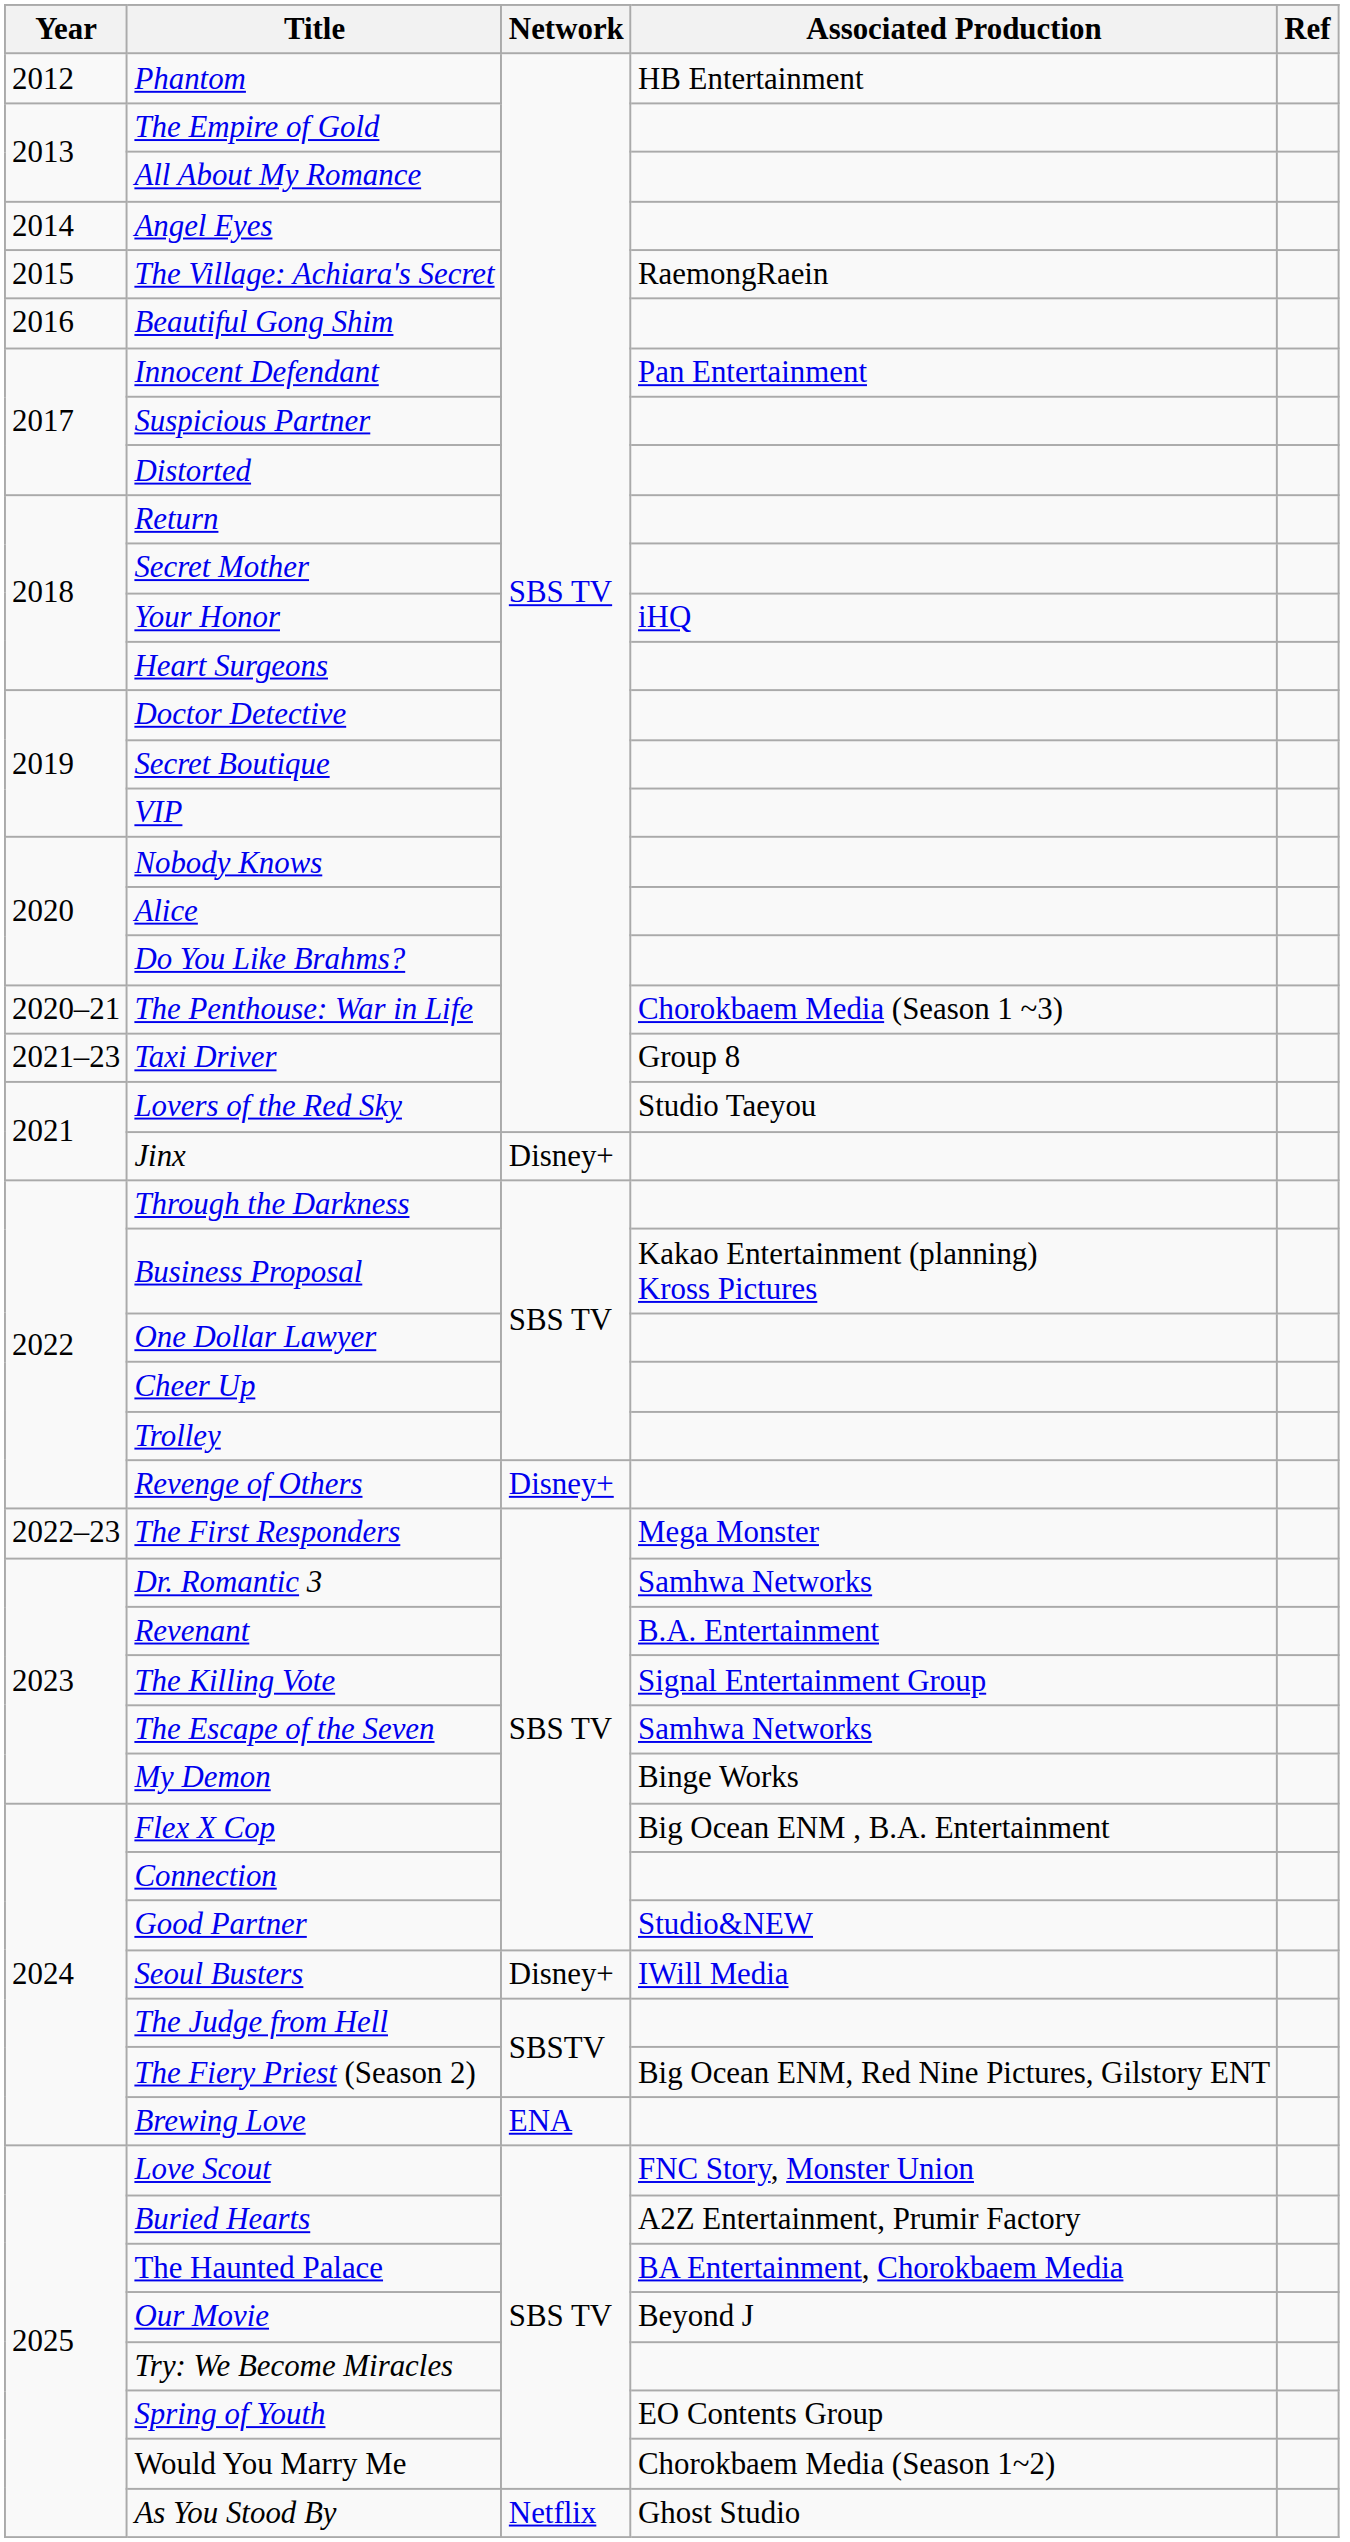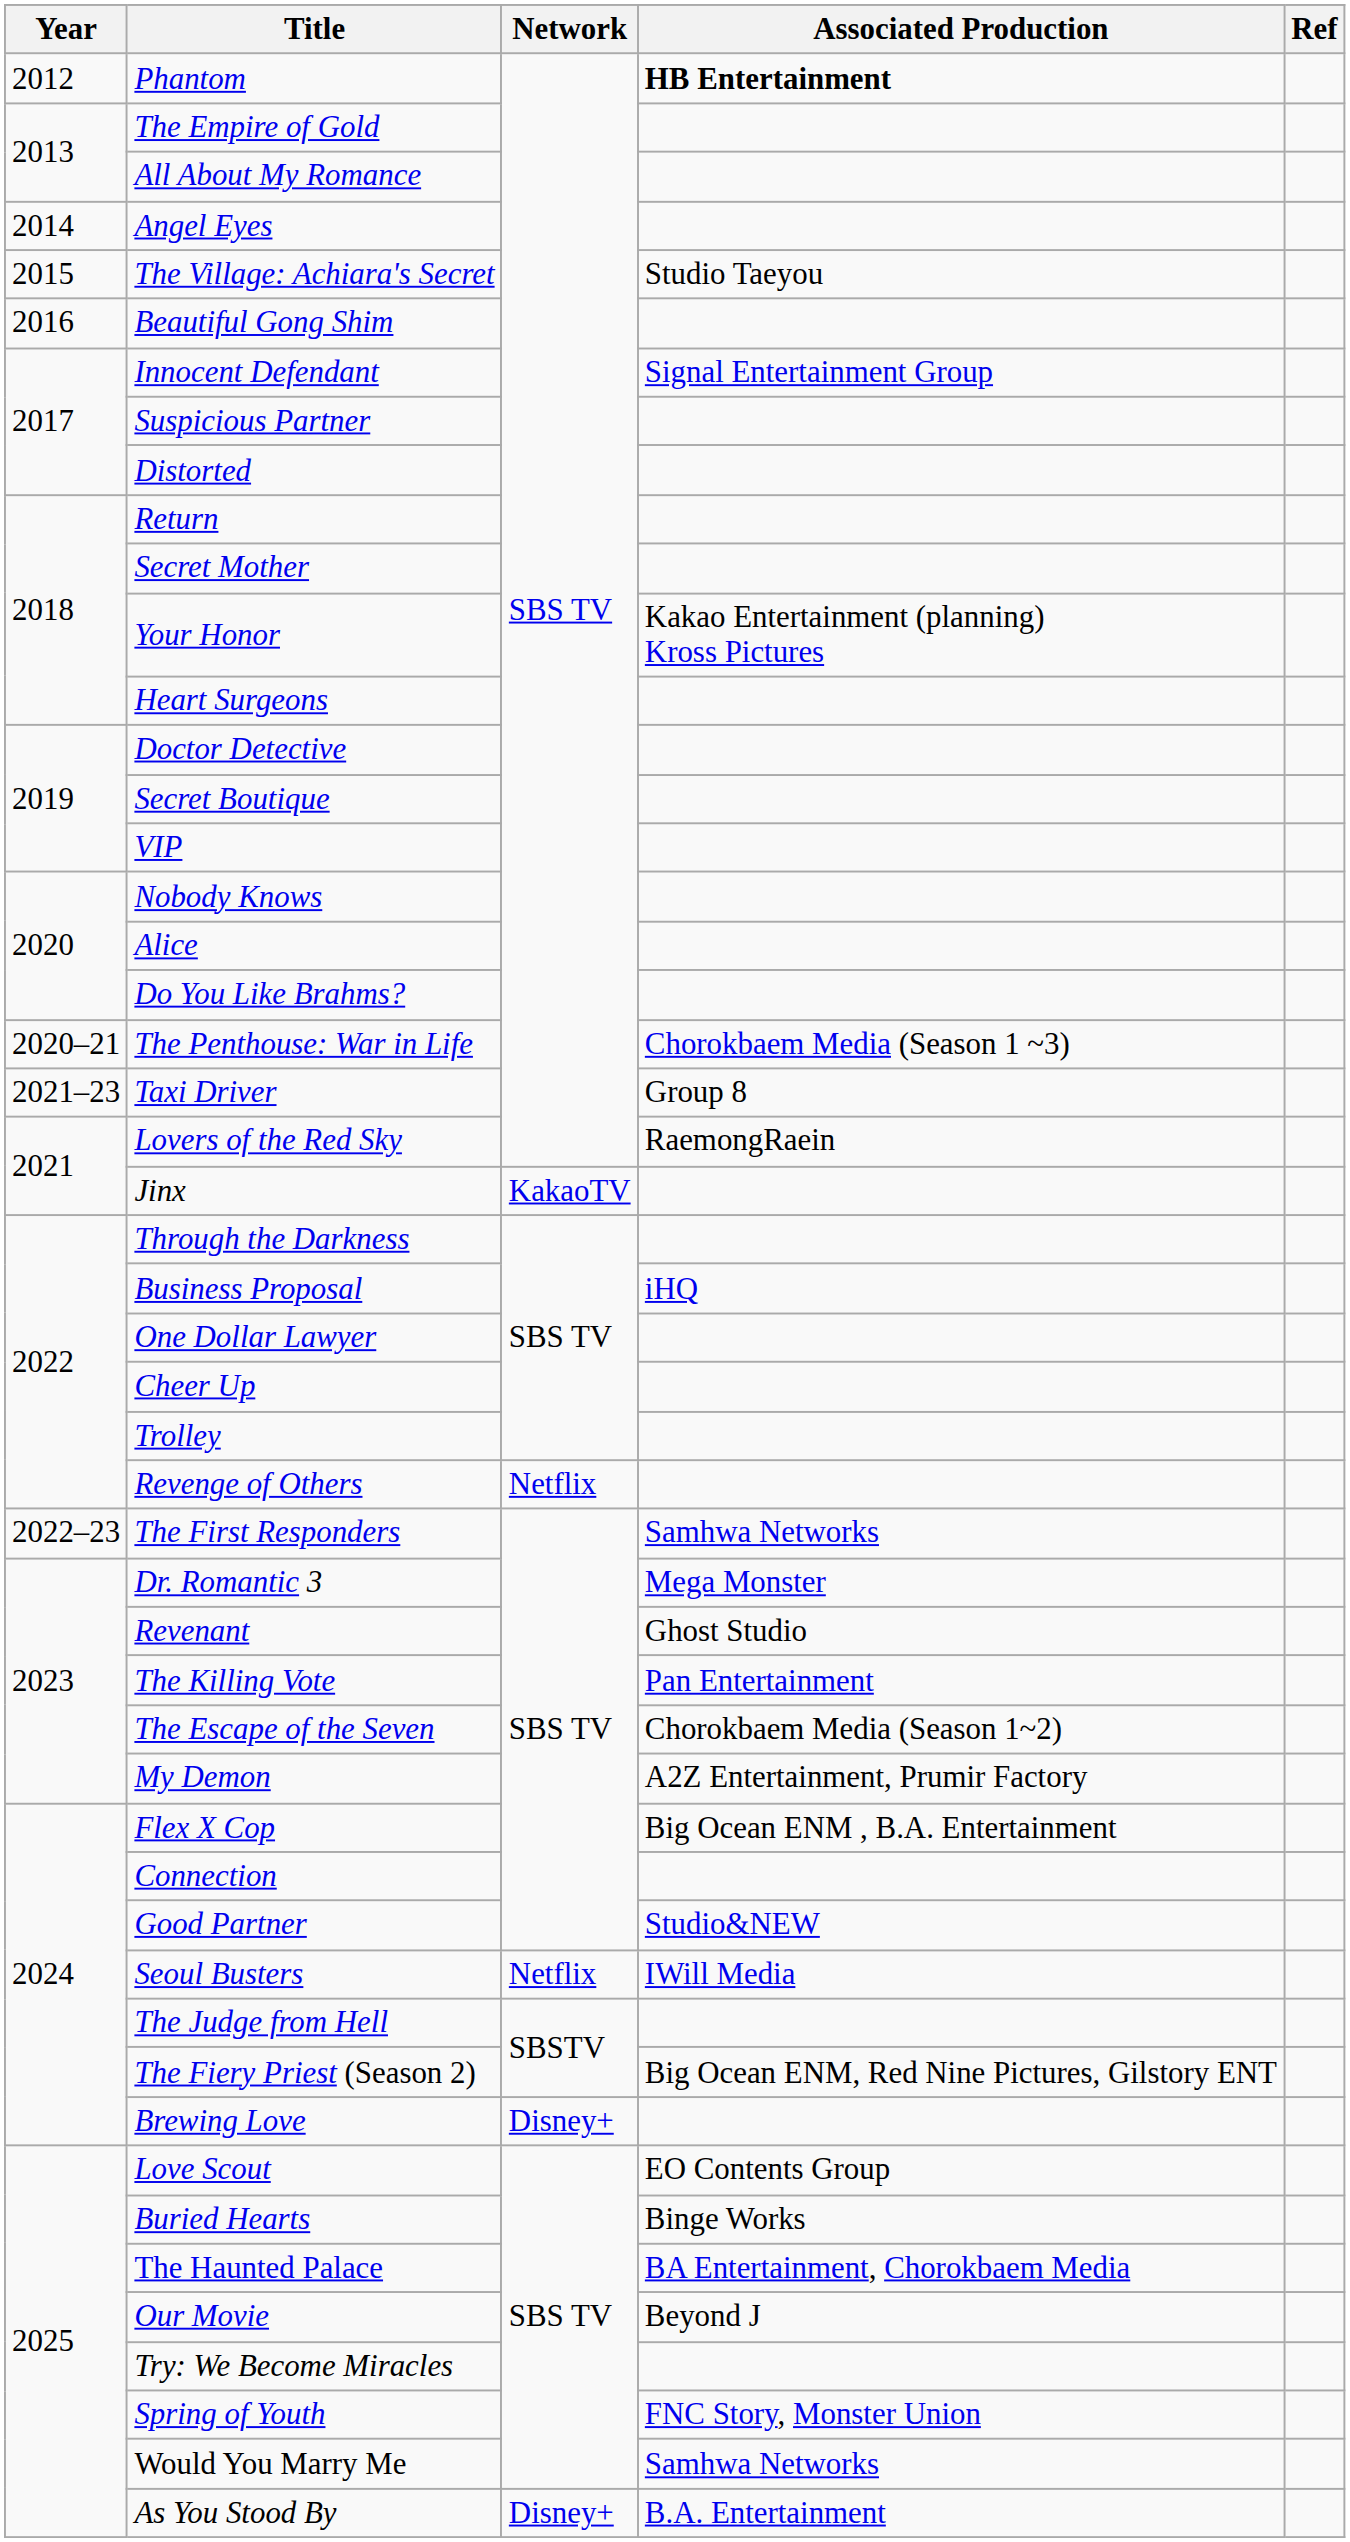(751, 77) normal -> (768, 77) bold
(733, 273) RaemongRaein -> (734, 273) Studio Taeyou
(752, 371) Pan Entertainment -> (819, 371) Signal Entertainment Group
(665, 616) iHQ -> (845, 634) Kakao Entertainment (planning) Kross Pictures
(727, 1106) Studio Taeyou -> (740, 1141) RaemongRaein
(561, 1155) Disney+ -> (570, 1190) KakaoTV
(838, 1270) Kakao Entertainment (planning) Kross Pictures -> (671, 1288) iHQ
(561, 1483) Disney+ -> (553, 1483) Netflix
(728, 1532) Mega Monster -> (762, 1532) Samhwa Networks
(755, 1581) Samhwa Networks -> (735, 1581) Mega Monster
(758, 1630) B.A. Entertainment -> (726, 1630) Ghost Studio
(812, 1679) Signal Entertainment Group -> (759, 1679) Pan Entertainment
(755, 1728) Samhwa Networks -> (853, 1728) Chorokbaem Media (Season 1~2)
(718, 1777) Binge Works -> (866, 1777) A2Z Entertainment, Prumir Factory
(561, 1973) Disney+ -> (553, 1973) Netflix
(541, 2120) ENA -> (561, 2120) Disney+
(806, 2169) FNC Story, Monster Union -> (768, 2169) EO Contents Group
(859, 2218) A2Z Entertainment, Prumir Factory -> (725, 2218) Binge Works
(761, 2414) EO Contents Group -> (813, 2414) FNC Story, Monster Union
(847, 2463) Chorokbaem Media (Season 1~2) -> (762, 2463) Samhwa Networks
(553, 2512) Netflix -> (561, 2512) Disney+
(719, 2512) Ghost Studio -> (765, 2512) B.A. Entertainment
